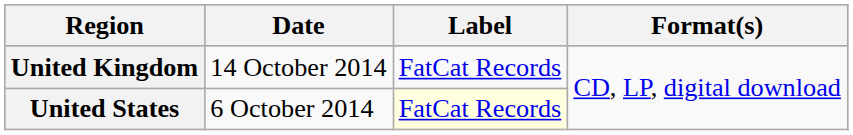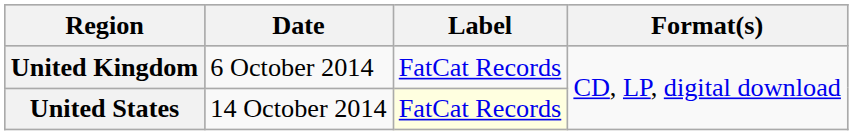(299, 66) 14 October 2014 -> (292, 66) 6 October 2014
(292, 108) 6 October 2014 -> (299, 108) 14 October 2014
